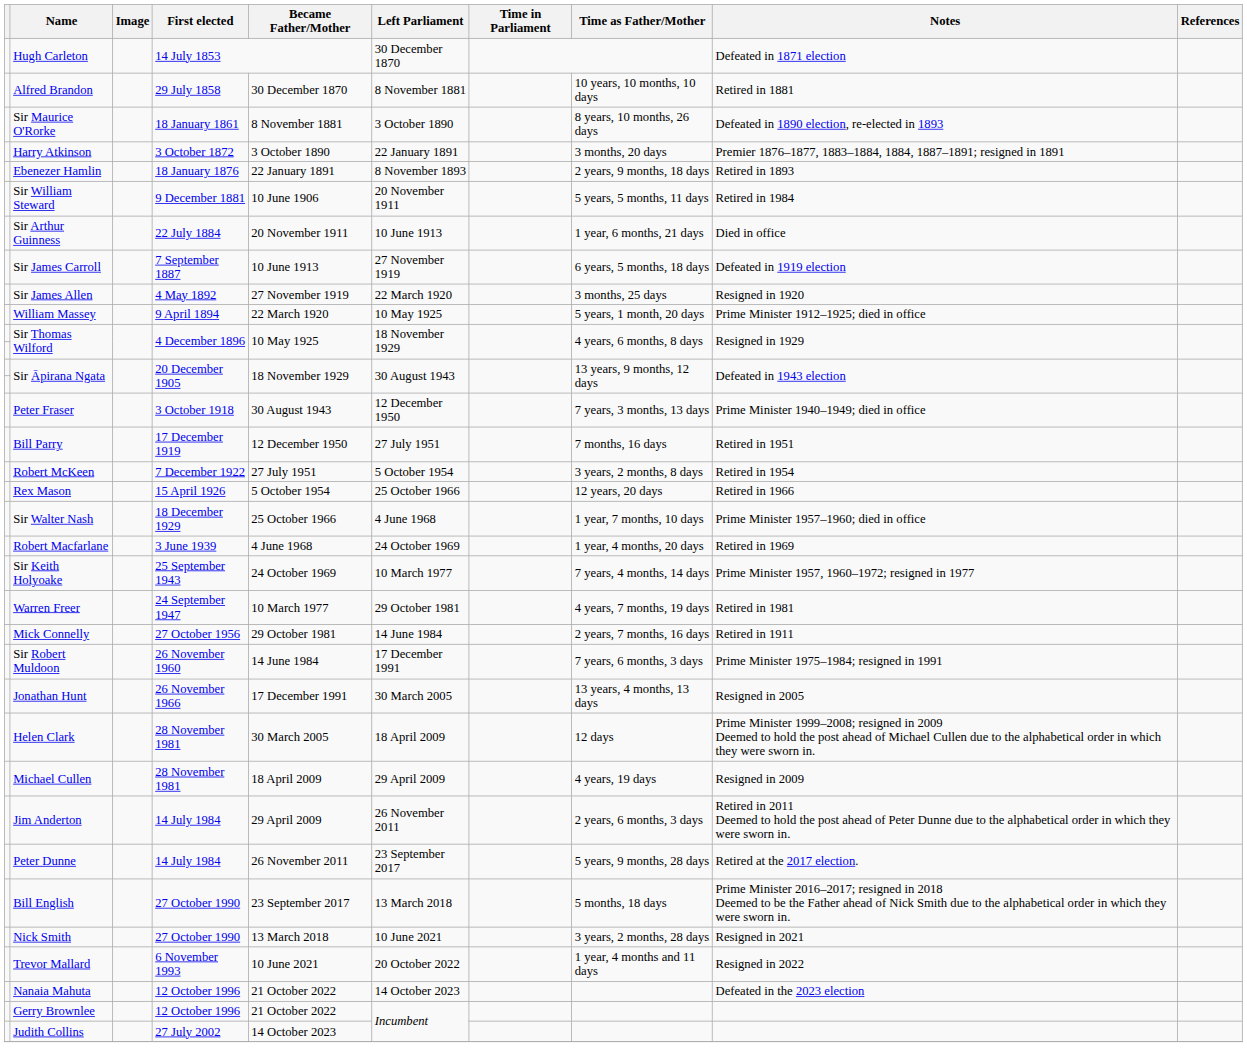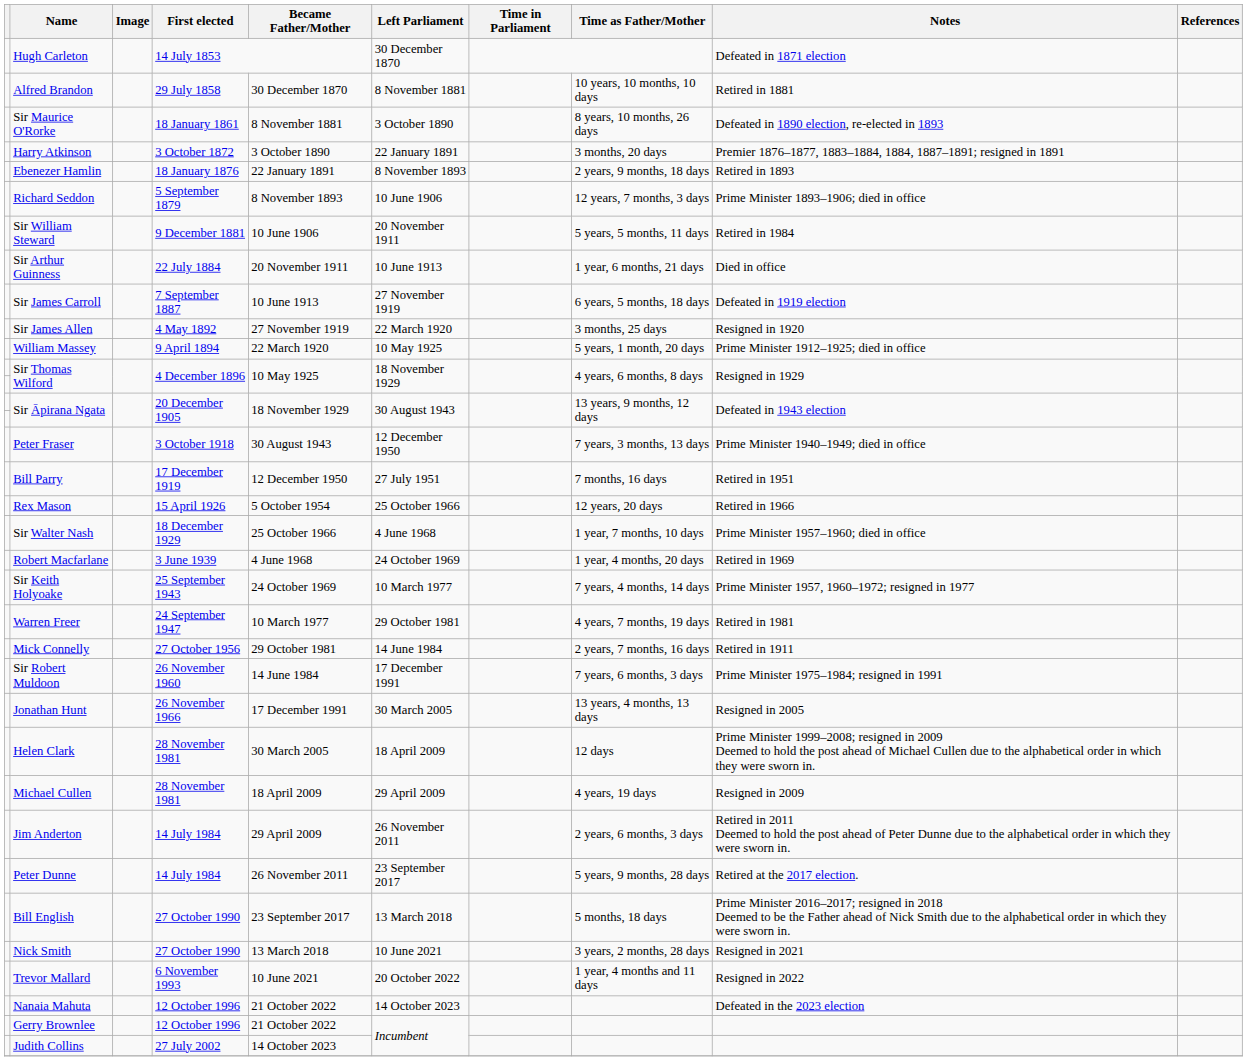+ row: (54, 198)
- row: (54, 471)
